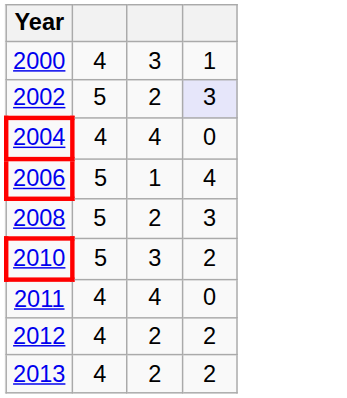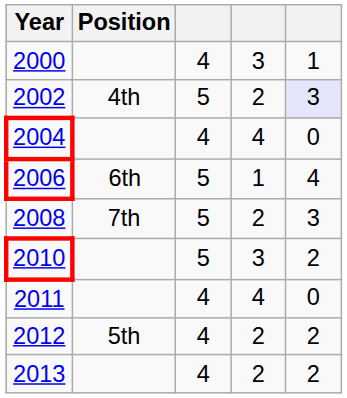+ column: (124, 23)
